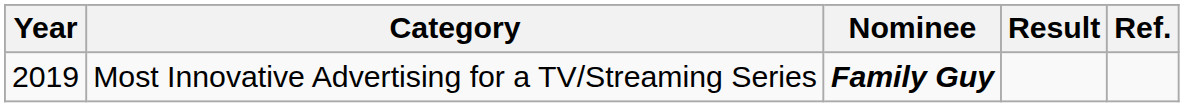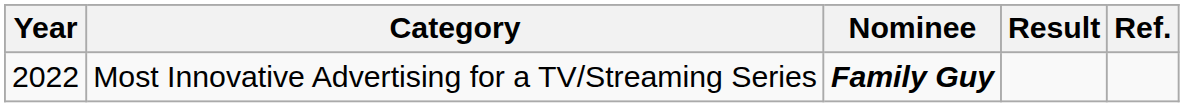(46, 76) 2019 -> (46, 76) 2022
